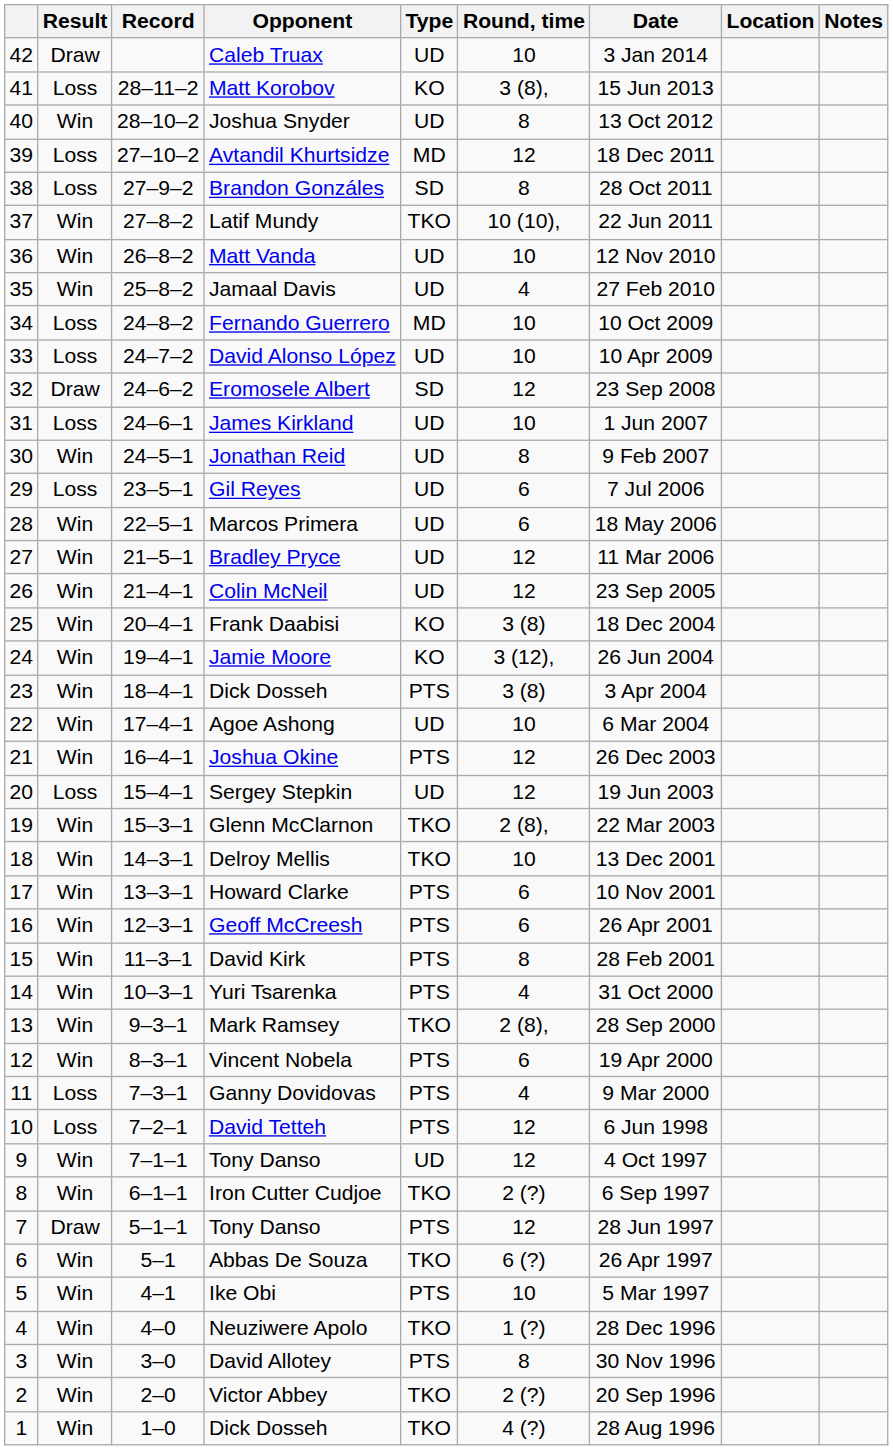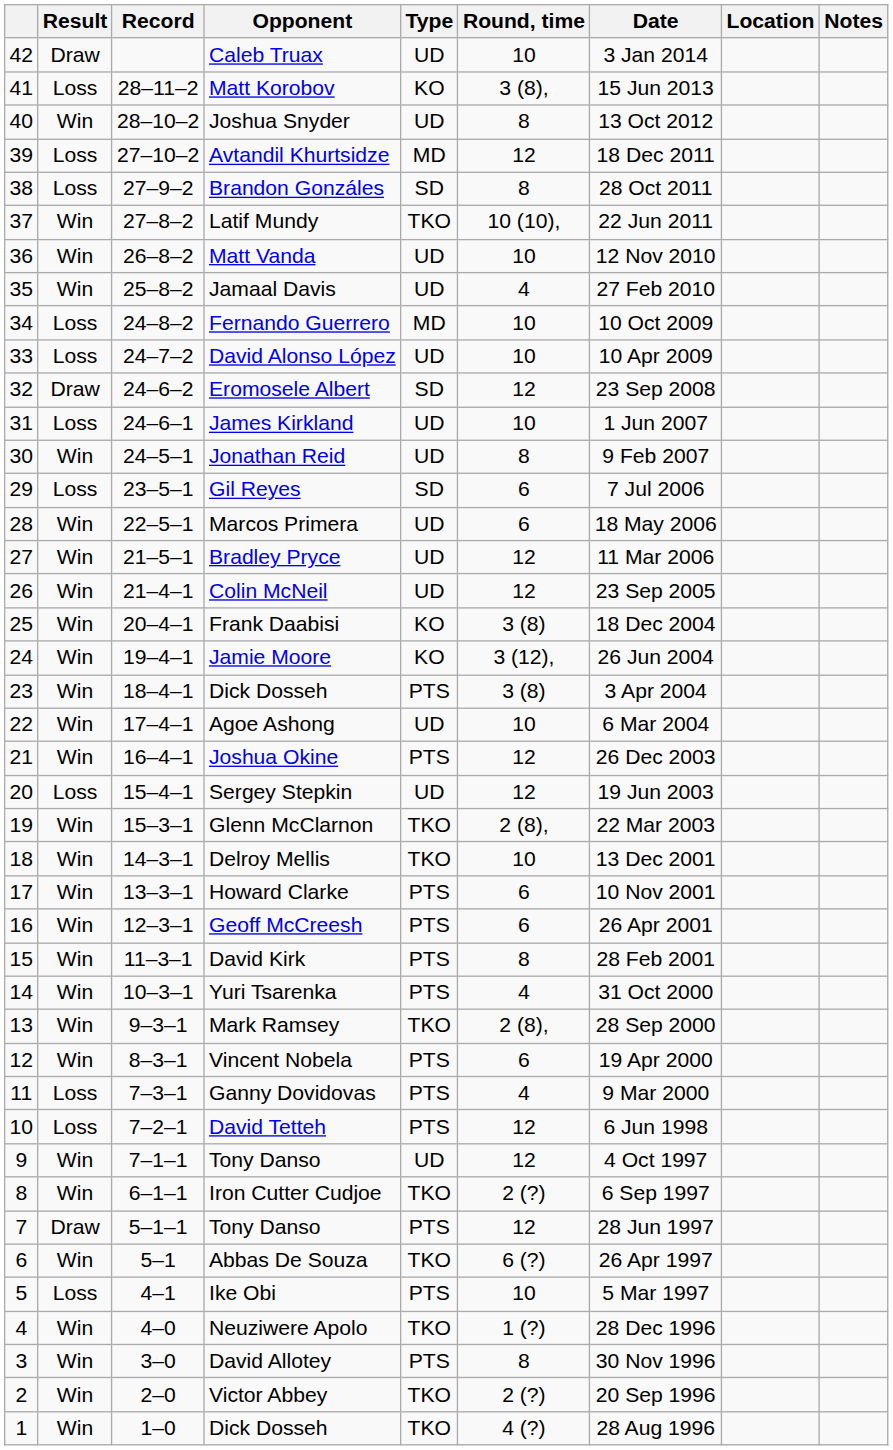(429, 490) UD -> (429, 490) SD
(75, 1294) Win -> (75, 1294) Loss
